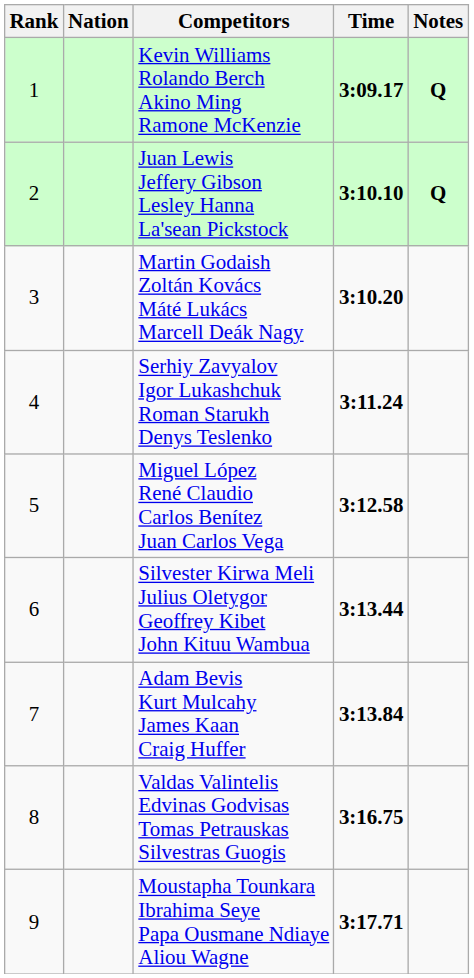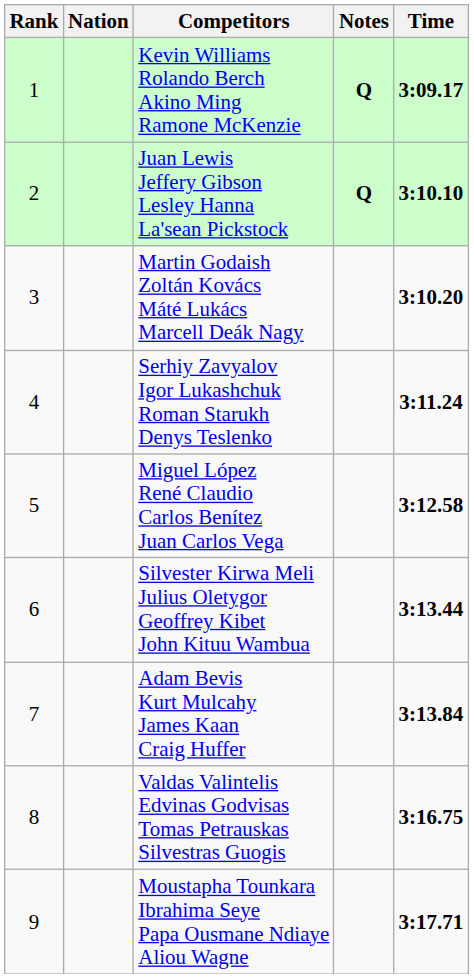columns swapped: (371, 21) <-> (438, 21)
